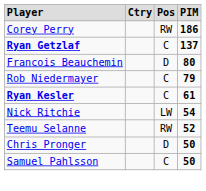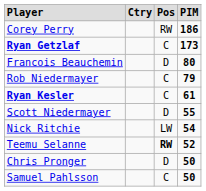(189, 46) 137 -> (189, 46) 173
+ row: (59, 112)
(166, 128) normal -> (166, 145) bold
